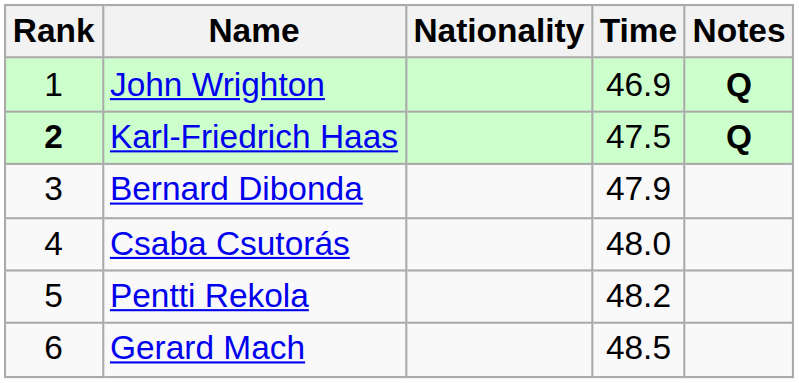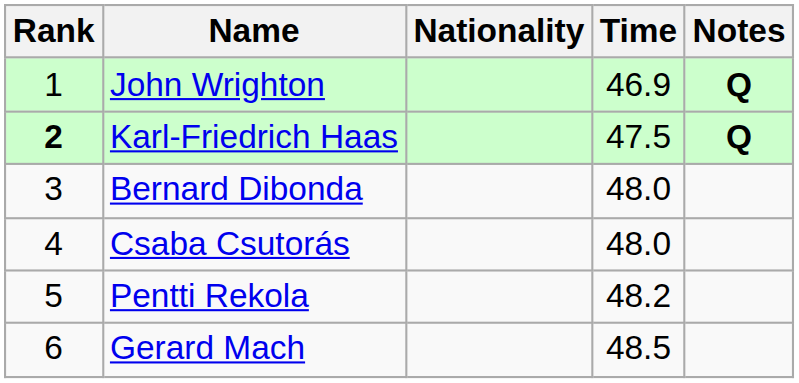(638, 190) 47.9 -> (638, 190) 48.0
